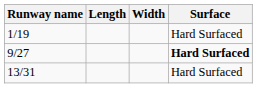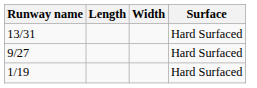rows swapped: (18, 33) <-> (21, 72)
(210, 53) bold -> (207, 53) normal
